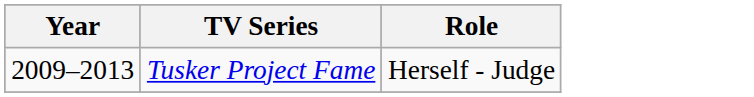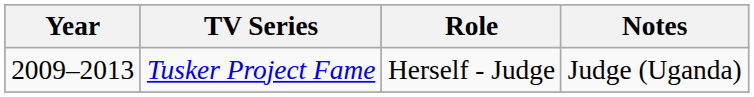+ column: (655, 26)
